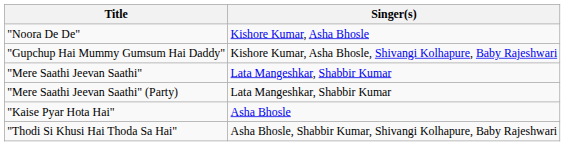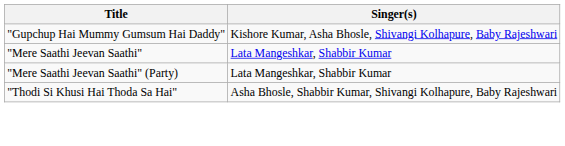- row: (44, 34)
- row: (61, 112)
